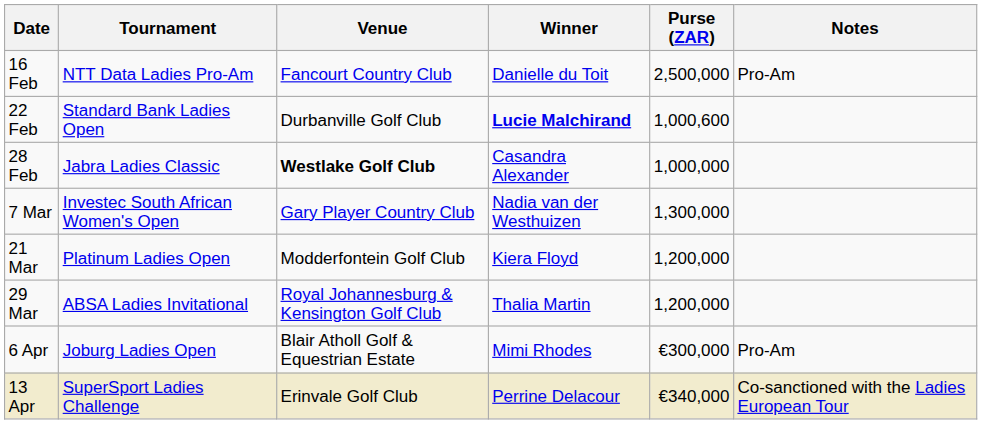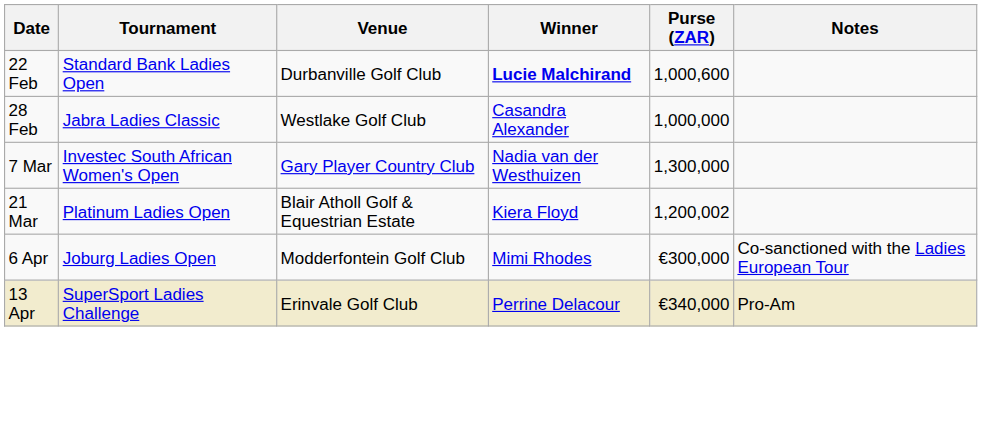- row: (23, 74)
(358, 166) bold -> (353, 120) normal
(373, 258) Modderfontein Golf Club -> (348, 212) Blair Atholl Golf & Equestrian Estate
(692, 258) 1,200,000 -> (692, 212) 1,200,002
- row: (23, 304)
(348, 350) Blair Atholl Golf & Equestrian Estate -> (373, 258) Modderfontein Golf Club
(766, 350) Pro-Am -> (851, 258) Co-sanctioned with the Ladies European Tour
(851, 396) Co-sanctioned with the Ladies European Tour -> (766, 304) Pro-Am
